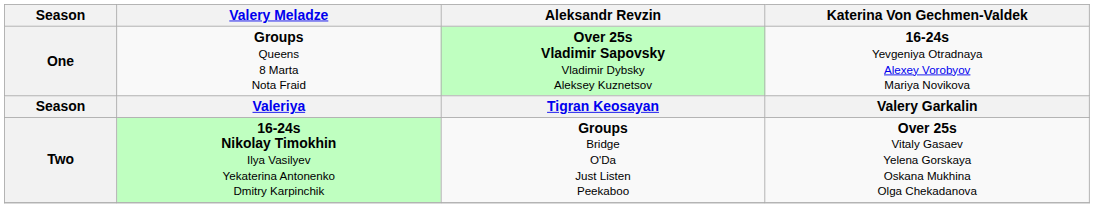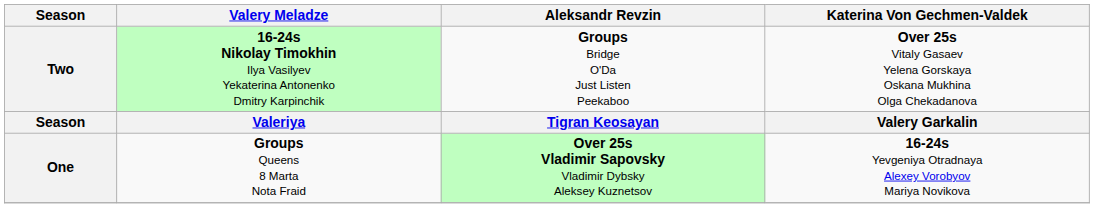rows swapped: (61, 61) <-> (61, 160)
